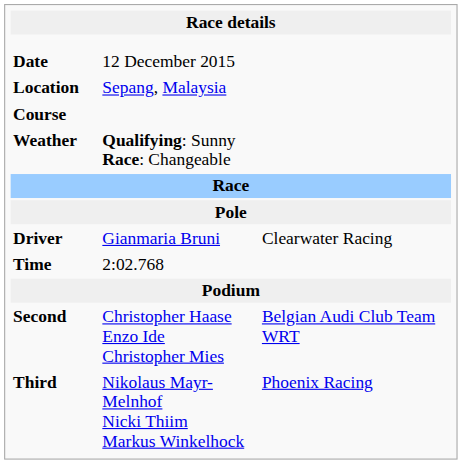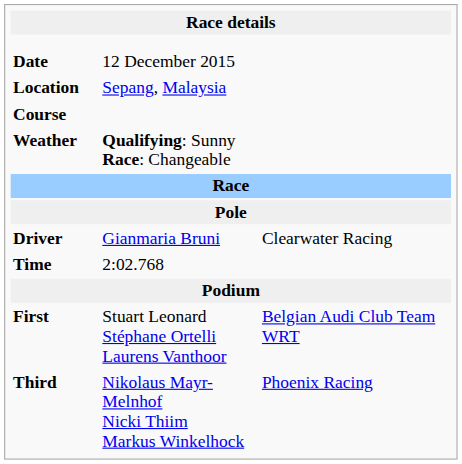+ row: (31, 316)
- row: (40, 316)
